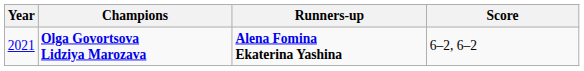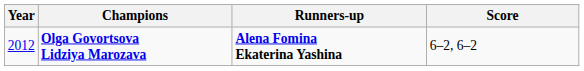(21, 46) 2021 -> (21, 46) 2012
